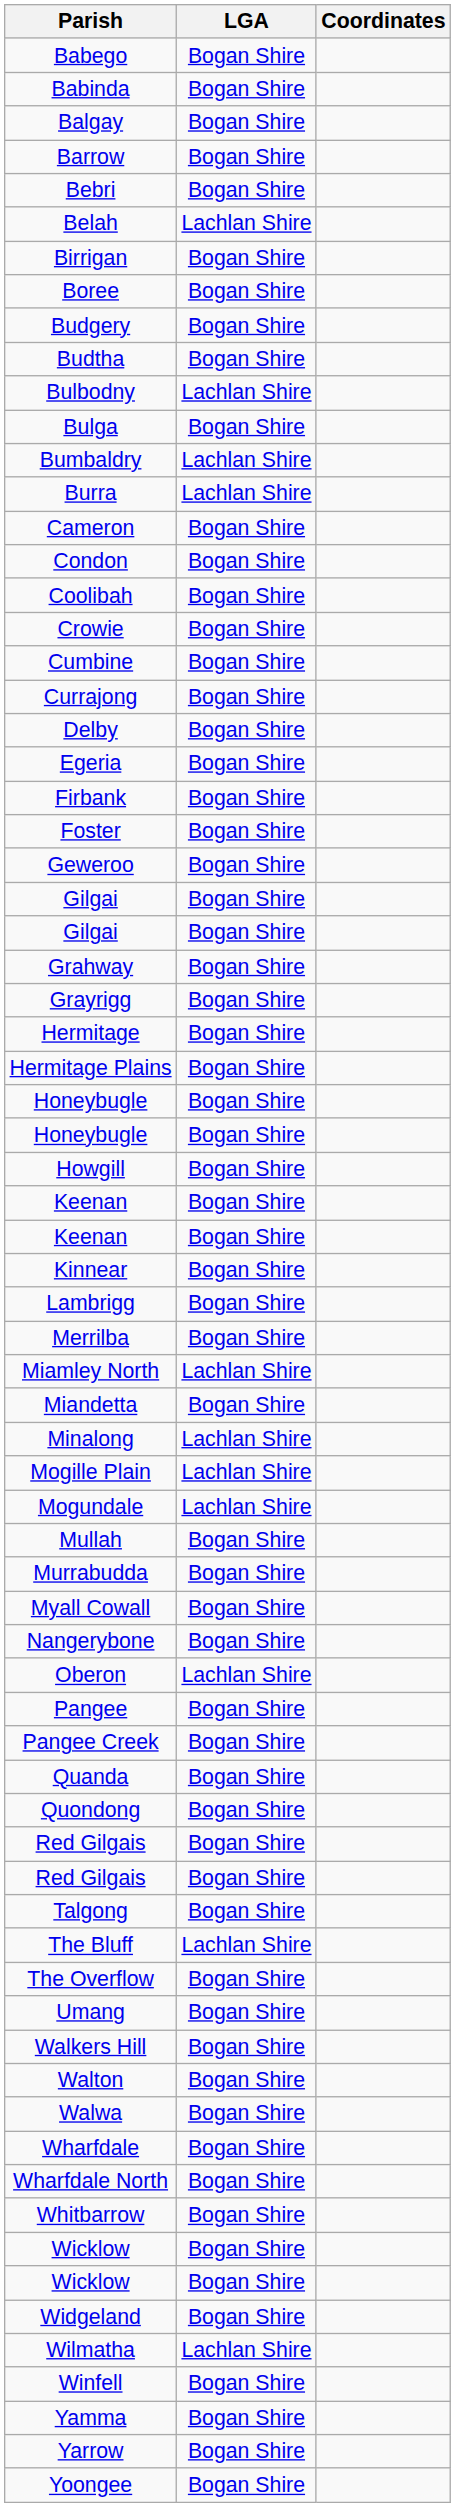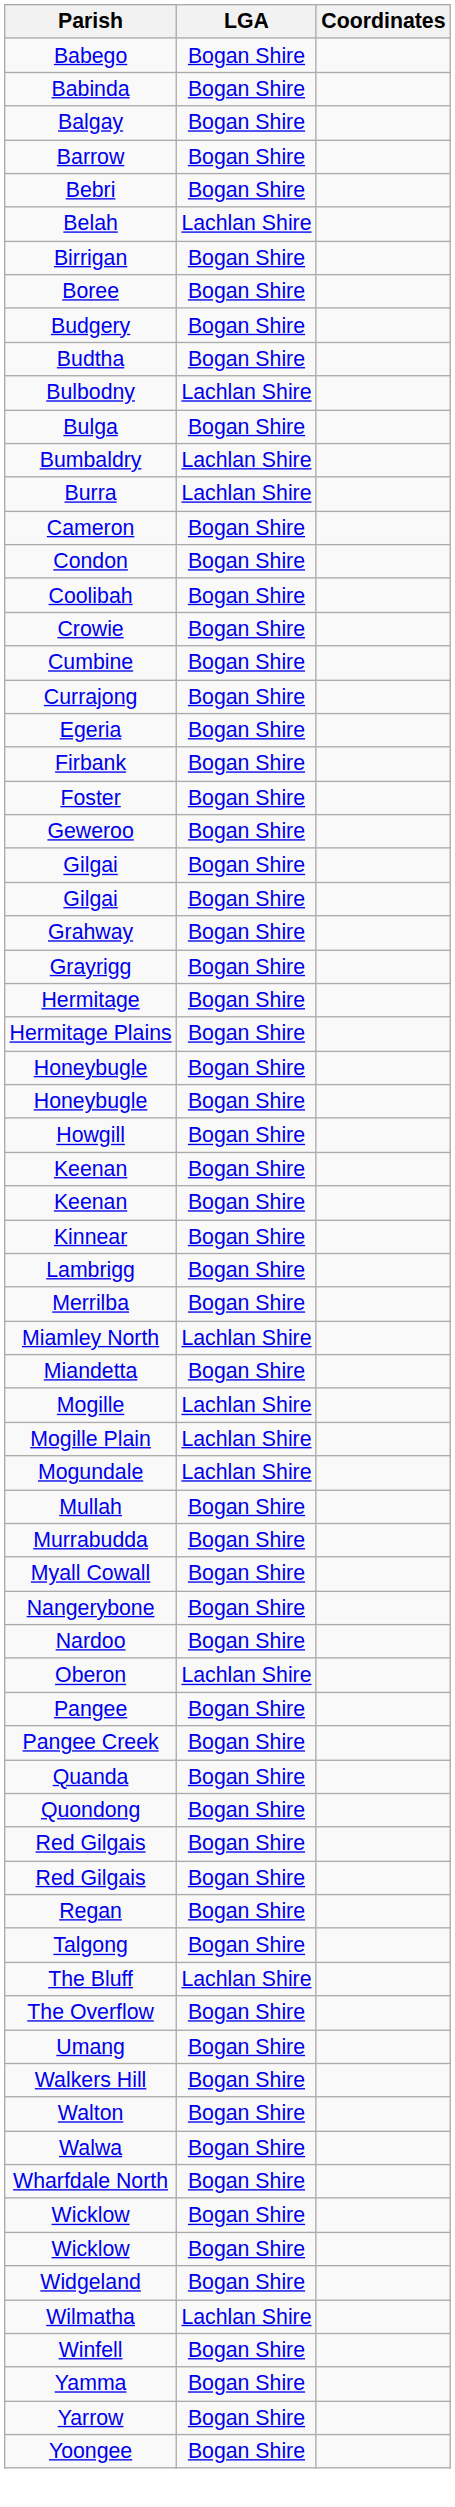- row: (91, 730)
- row: (91, 1438)
+ row: (91, 1405)
+ row: (91, 1641)
+ row: (91, 1911)
- row: (91, 2147)
- row: (91, 2215)
